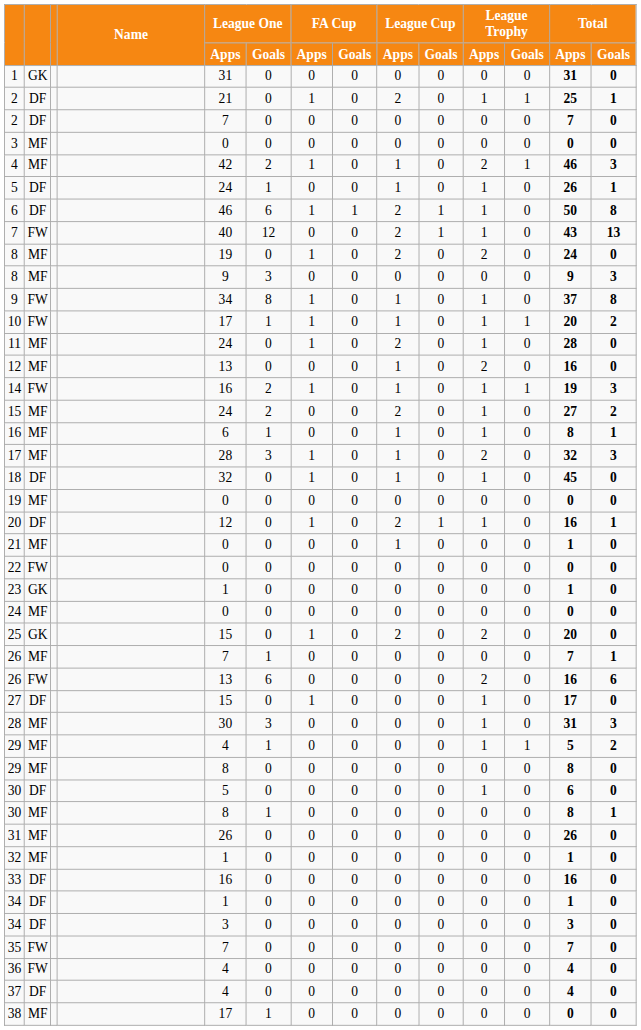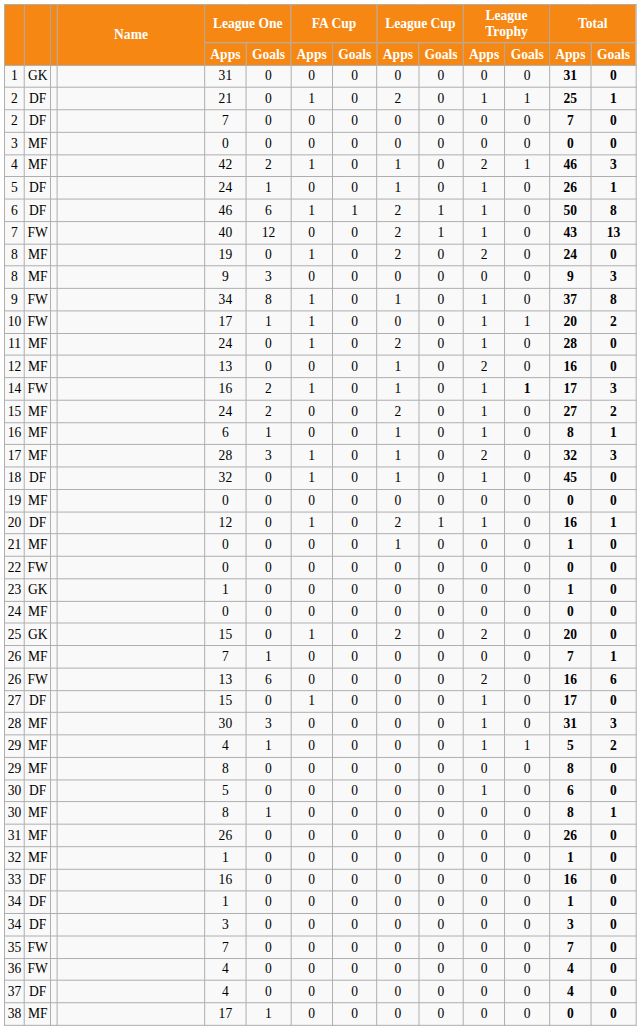(398, 322) 1 -> (398, 322) 0
(527, 389) normal -> (527, 389) bold
(570, 389) 19 -> (570, 389) 17
